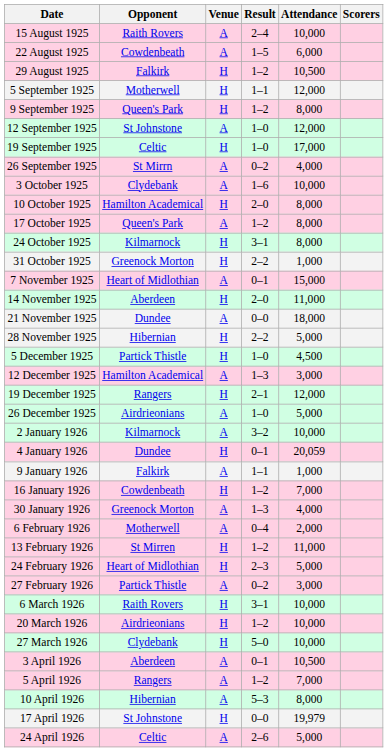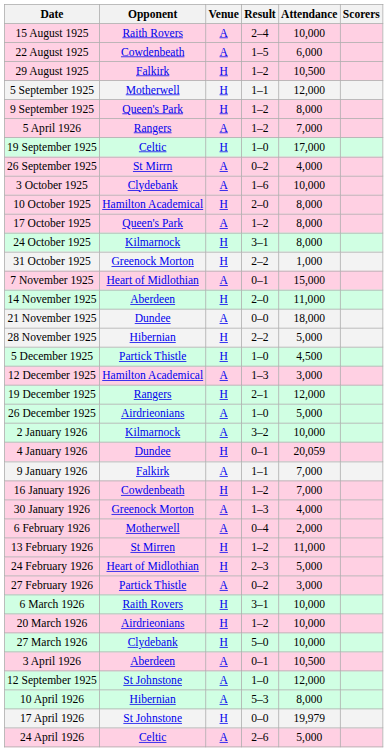rows swapped: (52, 128) <-> (52, 680)
(309, 471) 1,000 -> (309, 471) 7,000
